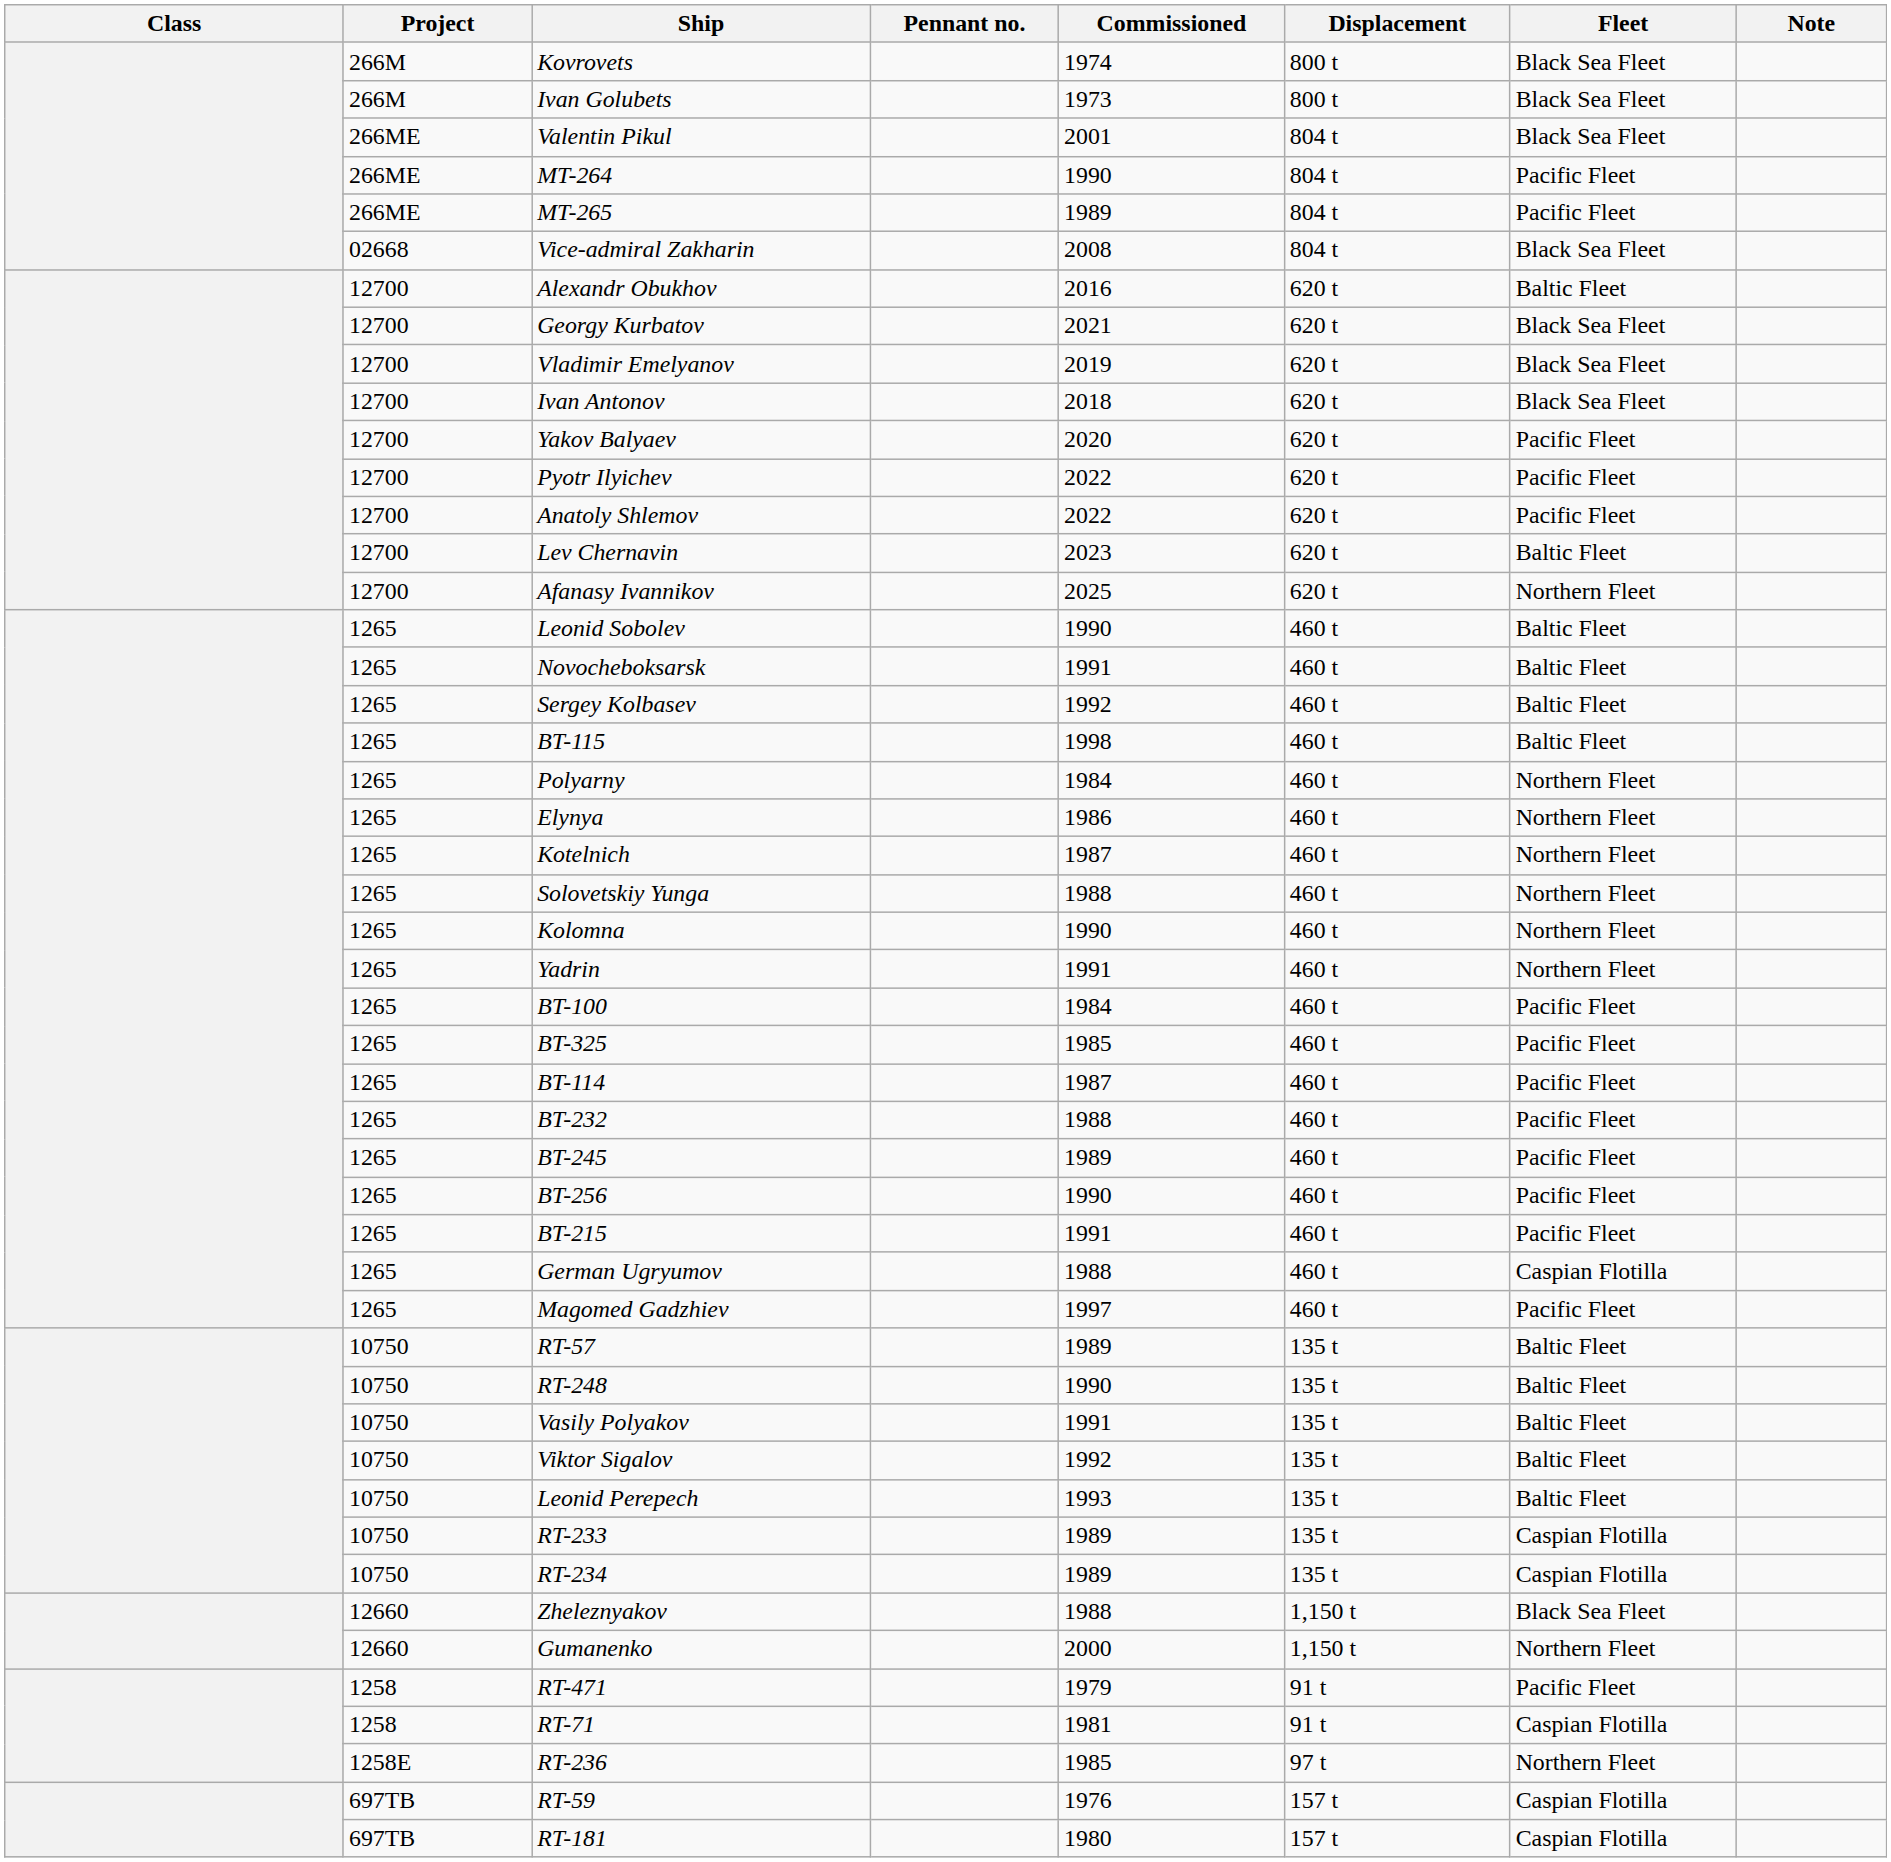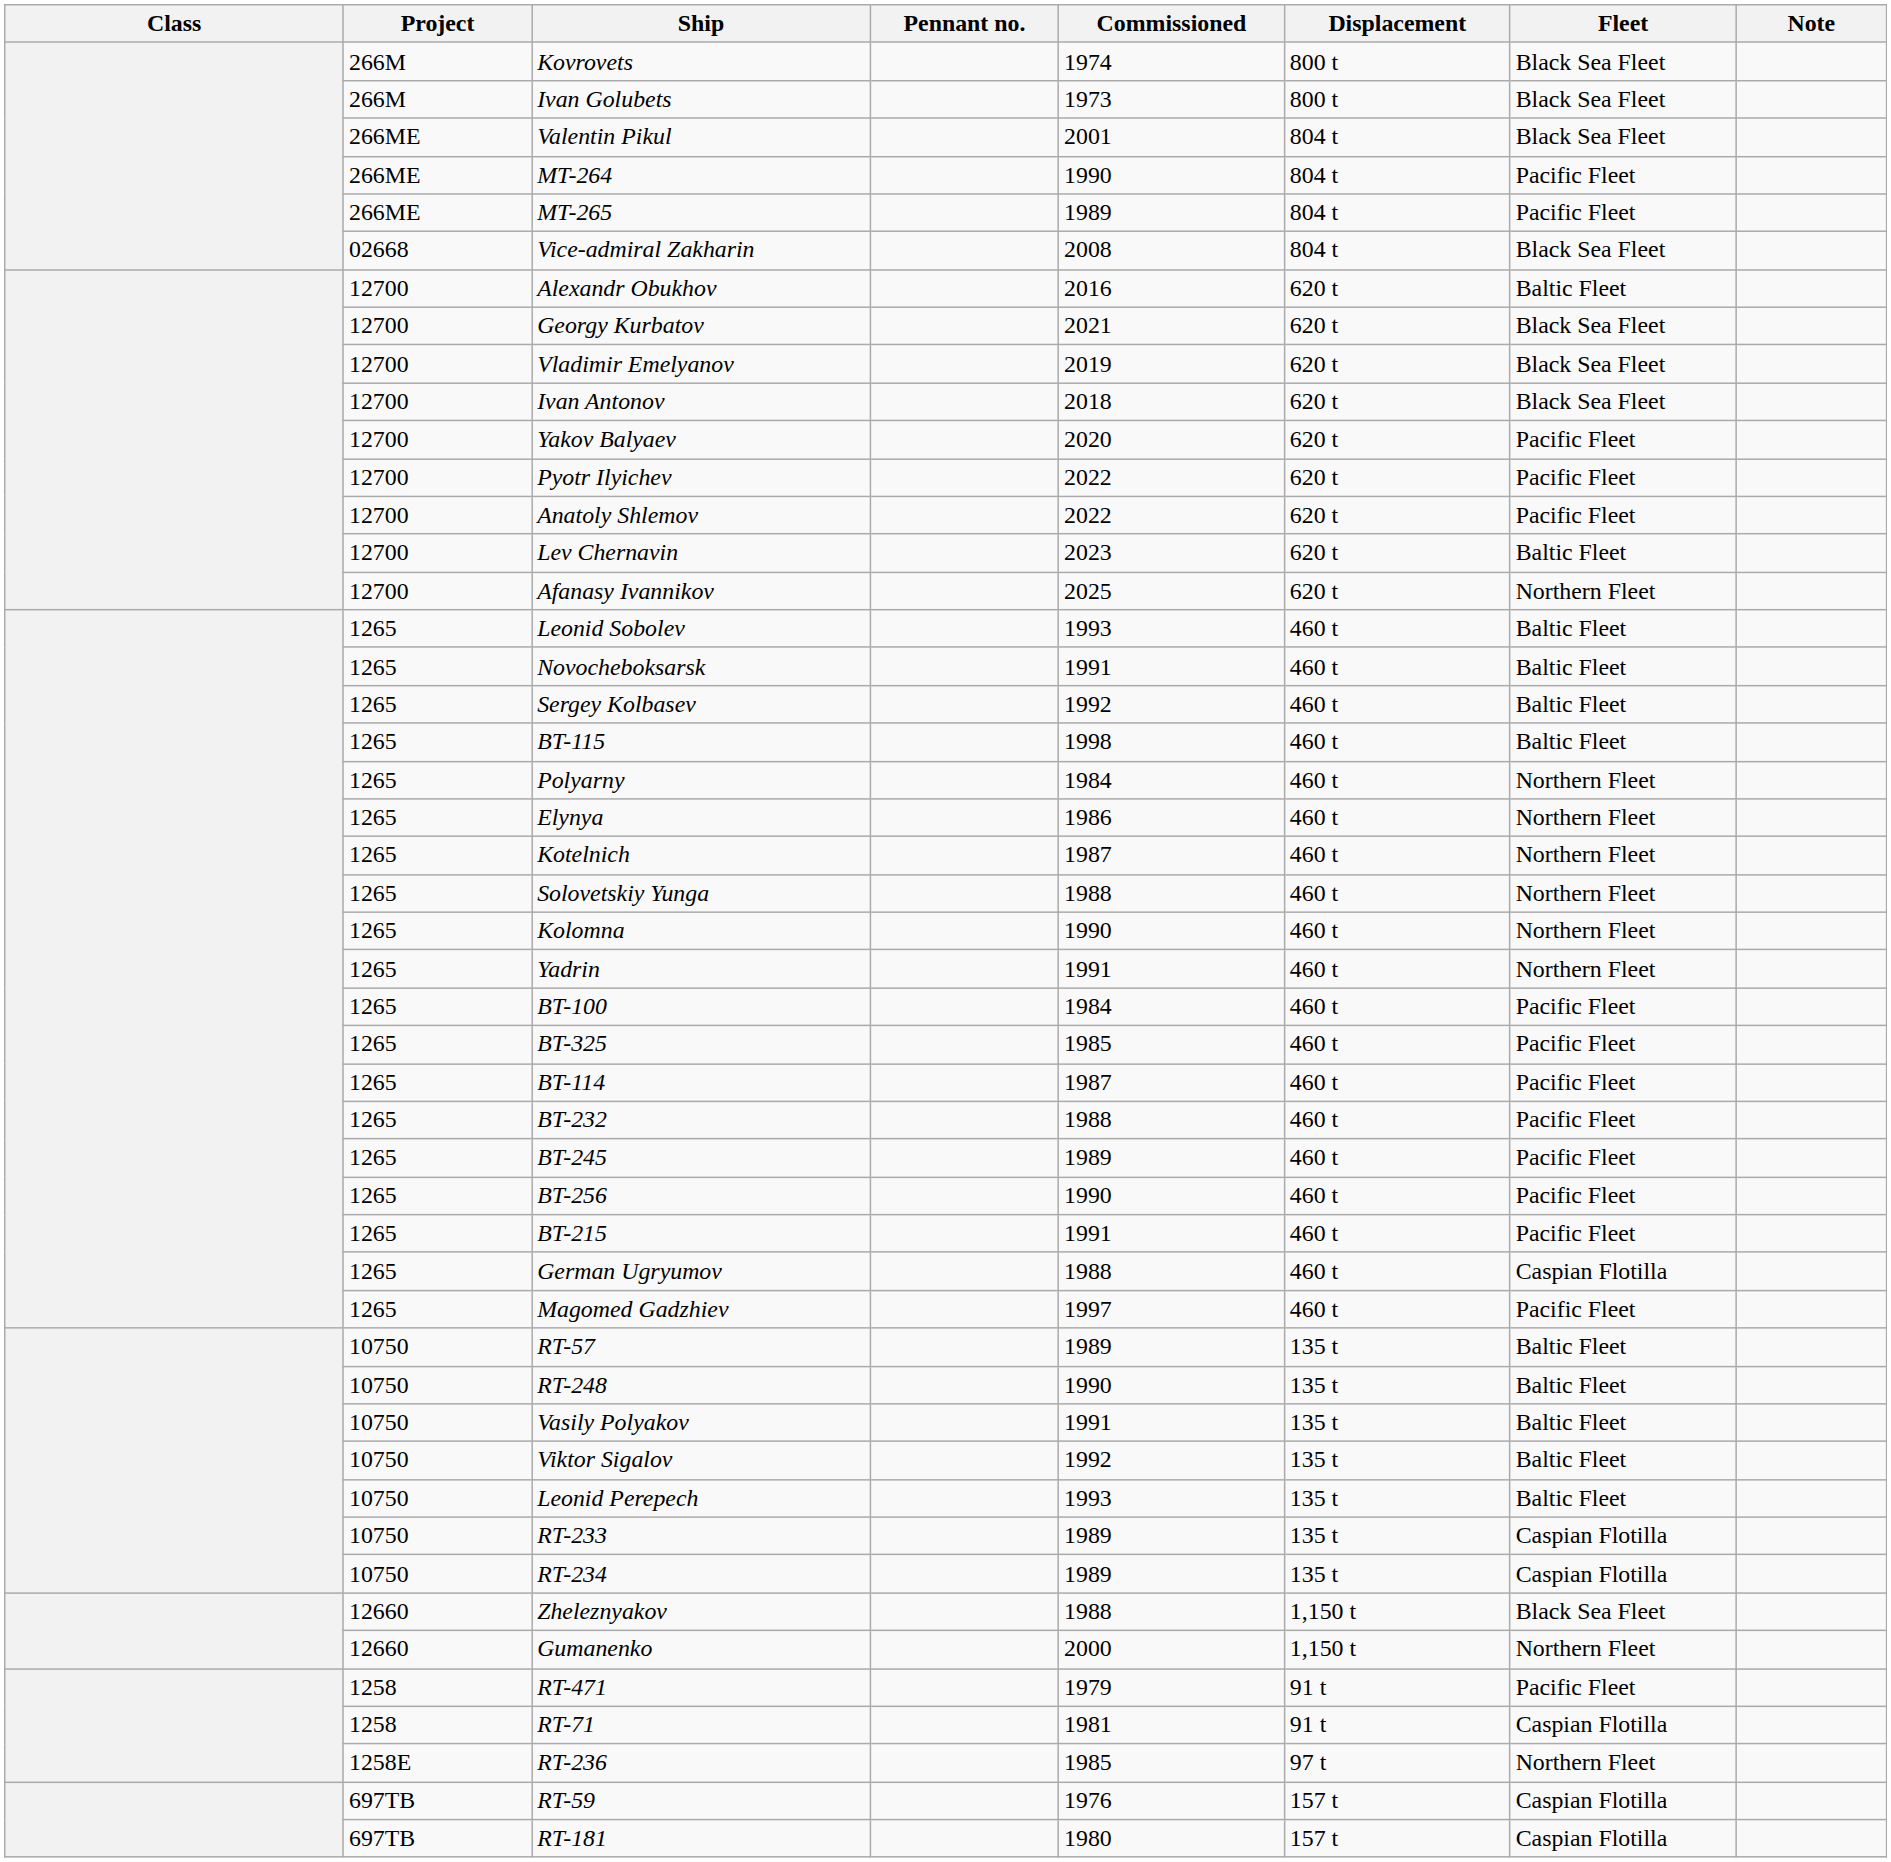(1088, 628) 1990 -> (1088, 628) 1993
